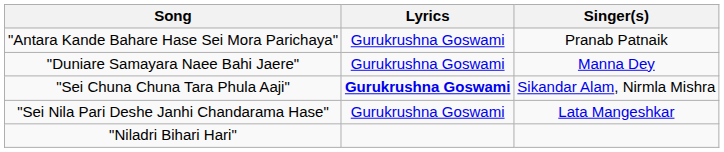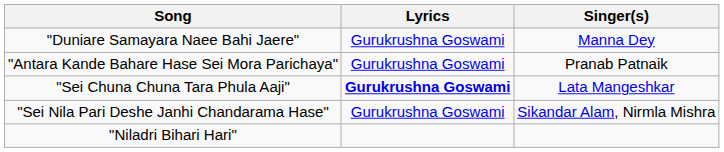rows swapped: (173, 40) <-> (173, 64)
(616, 87) Sikandar Alam, Nirmla Mishra -> (616, 87) Lata Mangeshkar
(616, 111) Lata Mangeshkar -> (616, 111) Sikandar Alam, Nirmla Mishra
